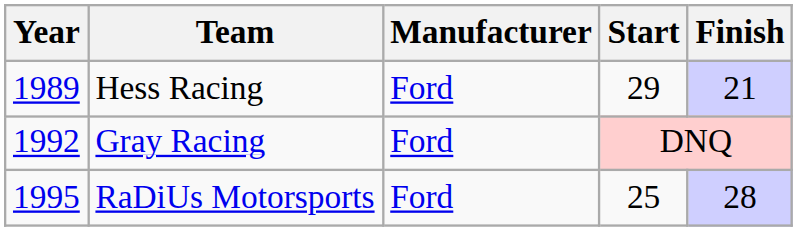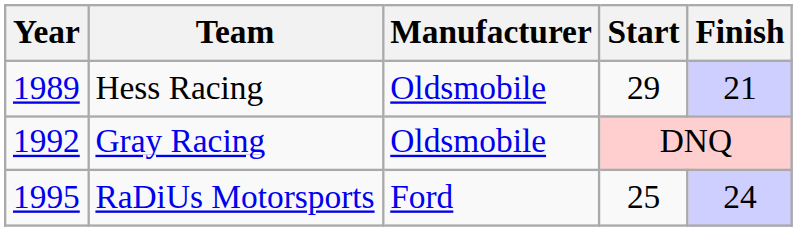(422, 87) Ford -> (468, 87) Oldsmobile
(422, 142) Ford -> (468, 142) Oldsmobile
(740, 197) 28 -> (740, 197) 24
